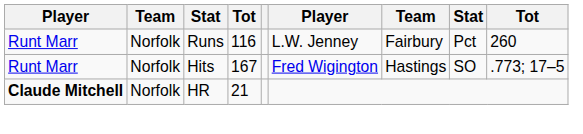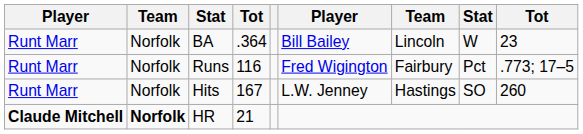+ row: (203, 41)
(315, 41) L.W. Jenney -> (334, 66) Fred Wigington
(503, 41) 260 -> (537, 66) .773; 17–5
(325, 66) Fred Wigington -> (324, 91) L.W. Jenney
(527, 66) .773; 17–5 -> (513, 91) 260
(155, 91) normal -> (158, 116) bold
